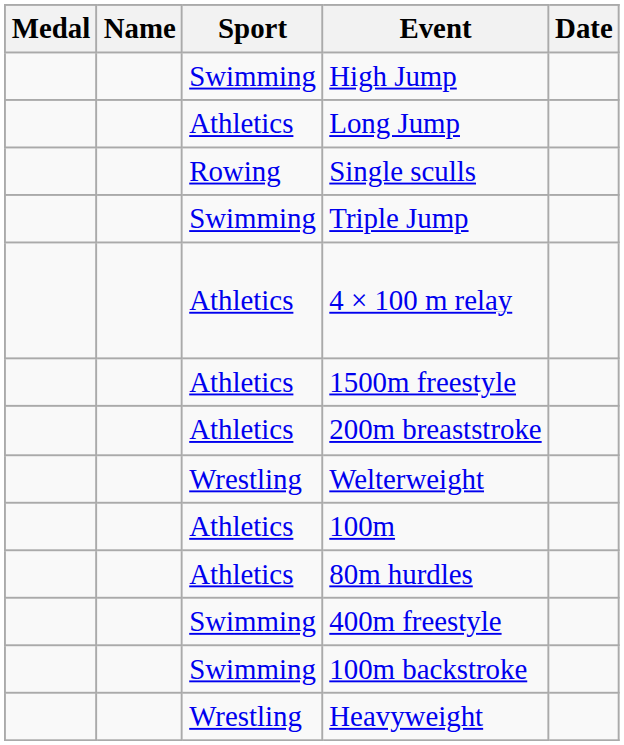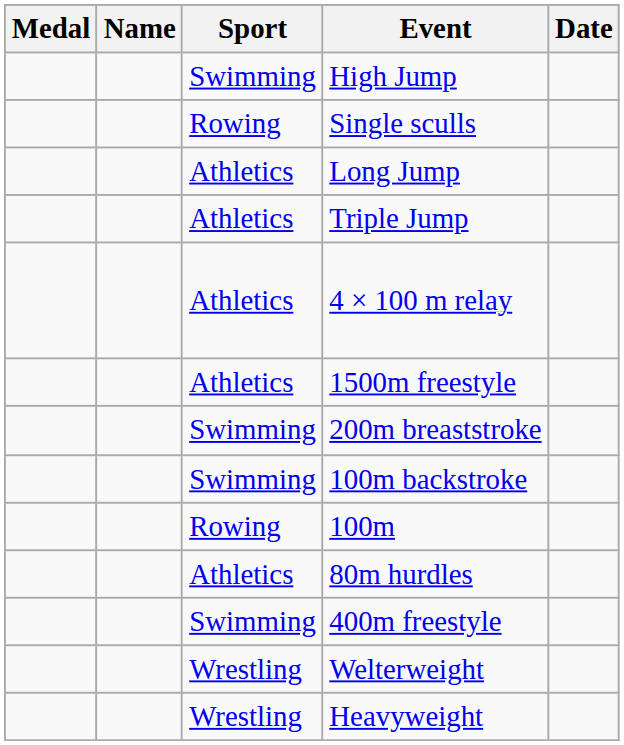rows swapped: (403, 171) <-> (395, 123)
(253, 218) Swimming -> (241, 218) Athletics
(241, 430) Athletics -> (253, 430) Swimming
rows swapped: (407, 477) <-> (428, 668)
(241, 525) Athletics -> (235, 525) Rowing
